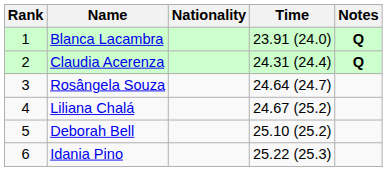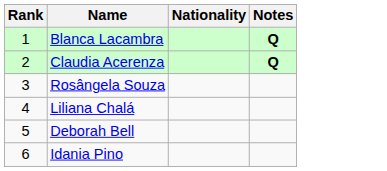- column: (292, 16)
